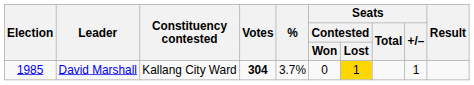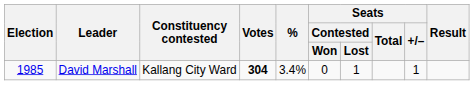(292, 70) 3.7% -> (292, 70) 3.4%
(356, 70) gold background -> (356, 70) no background
